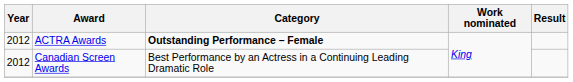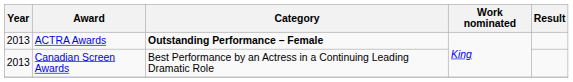(18, 40) 2012 -> (18, 40) 2013
(18, 63) 2012 -> (18, 63) 2013
